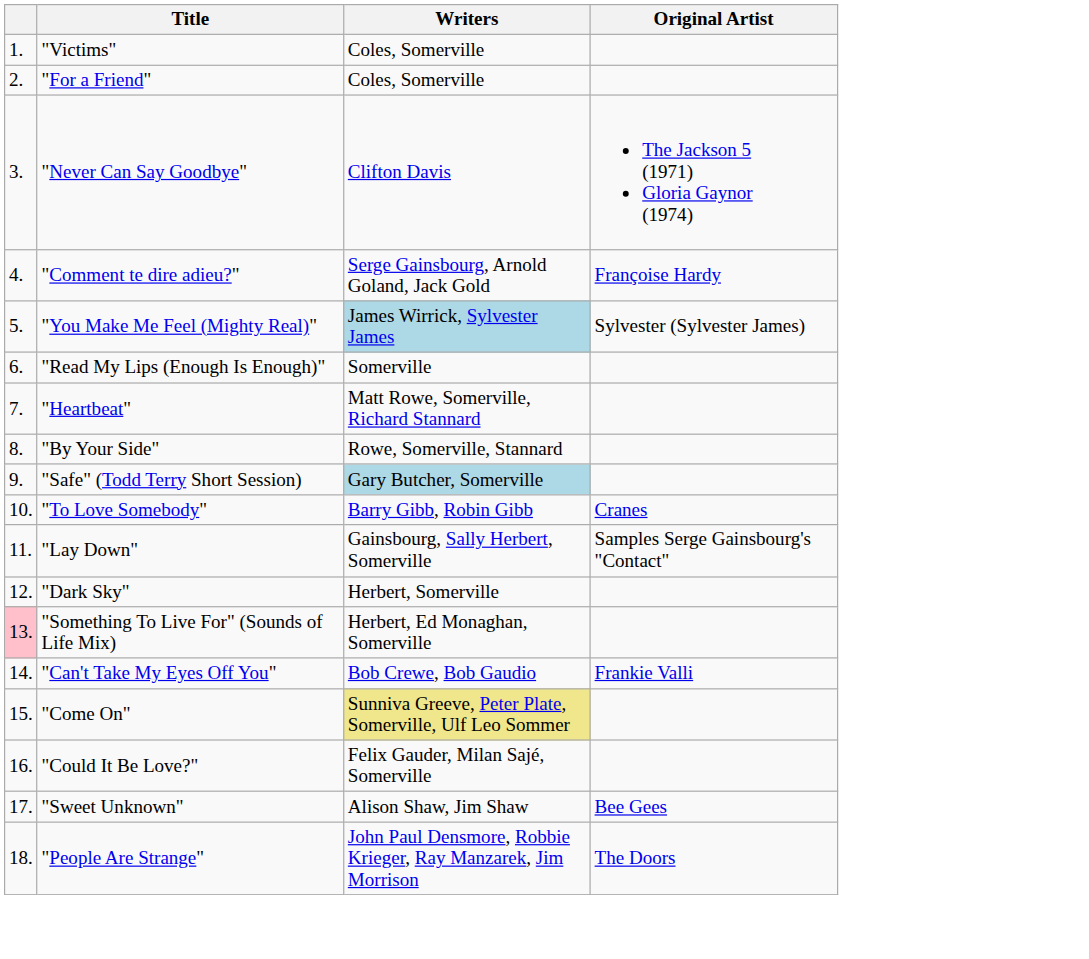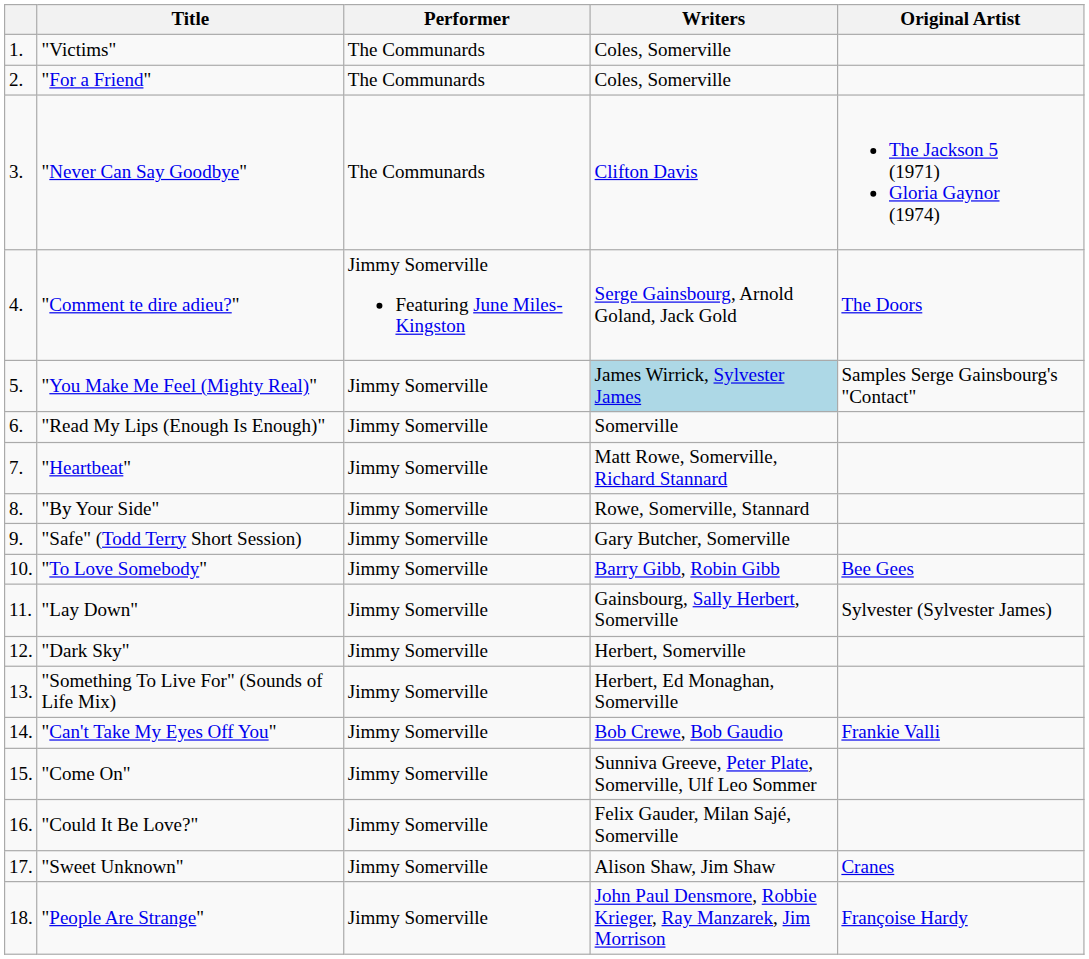+ column: (467, 19)
(658, 274) Françoise Hardy -> (882, 304) The Doors
(700, 326) Sylvester (Sylvester James) -> (950, 385) Samples Serge Gainsbourg's "Contact"
(446, 479) lightblue background -> (692, 538) no background
(621, 509) Cranes -> (878, 569) Bee Gees
(703, 550) Samples Serge Gainsbourg's "Contact" -> (947, 609) Sylvester (Sylvester James)
(21, 632) pink background -> (21, 691) no background
(459, 714) khaki background -> (706, 773) no background
(631, 806) Bee Gees -> (868, 866) Cranes
(635, 858) The Doors -> (905, 917) Françoise Hardy
